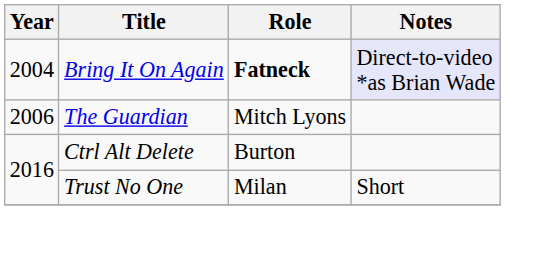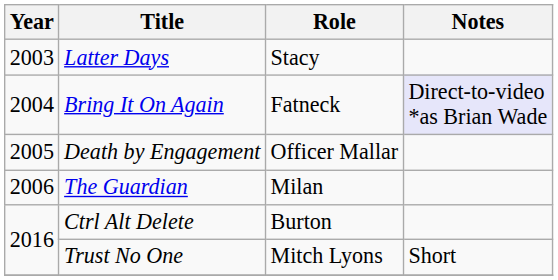+ row: (117, 57)
(272, 69) bold -> (305, 104) normal
+ row: (162, 151)
(290, 116) Mitch Lyons -> (297, 186) Milan
(260, 186) Milan -> (327, 256) Mitch Lyons
